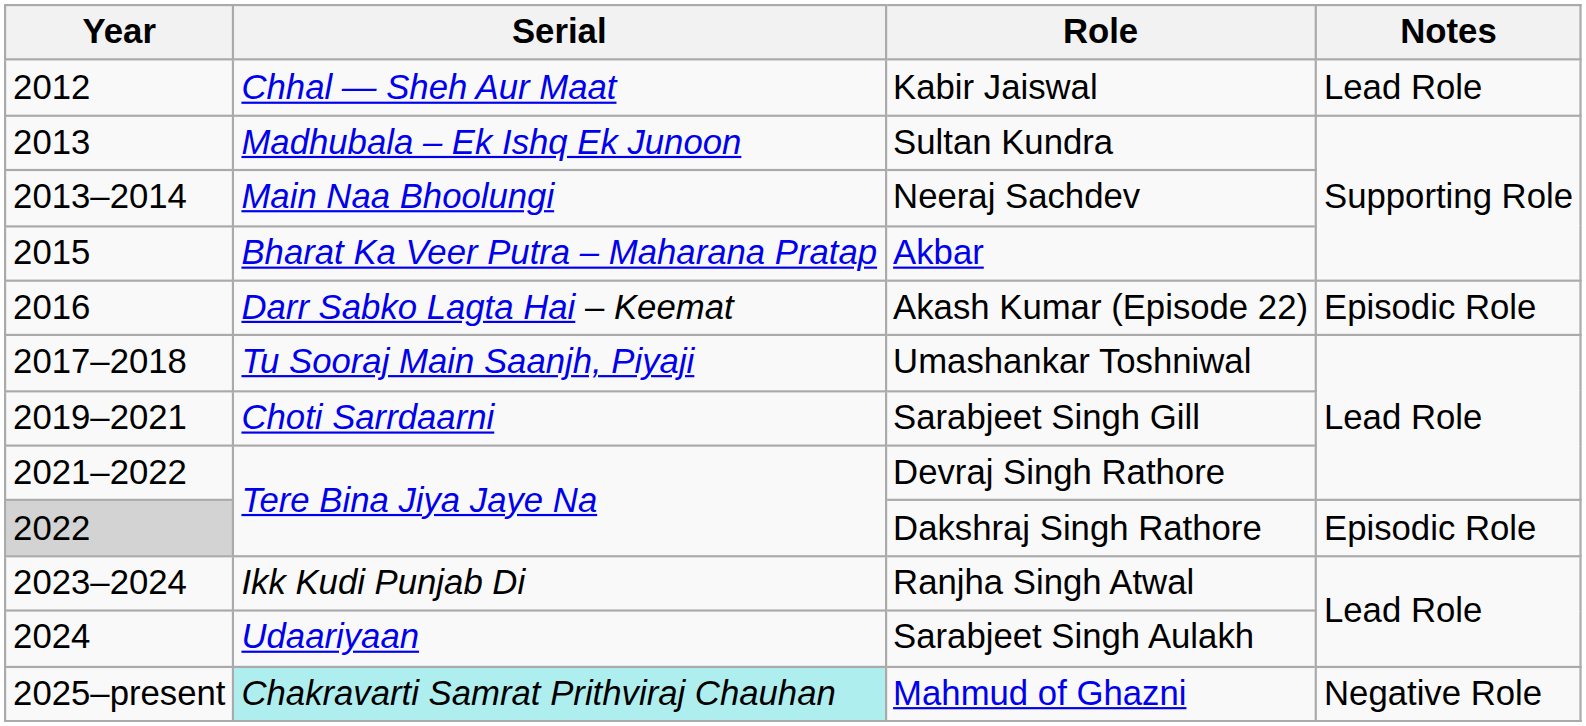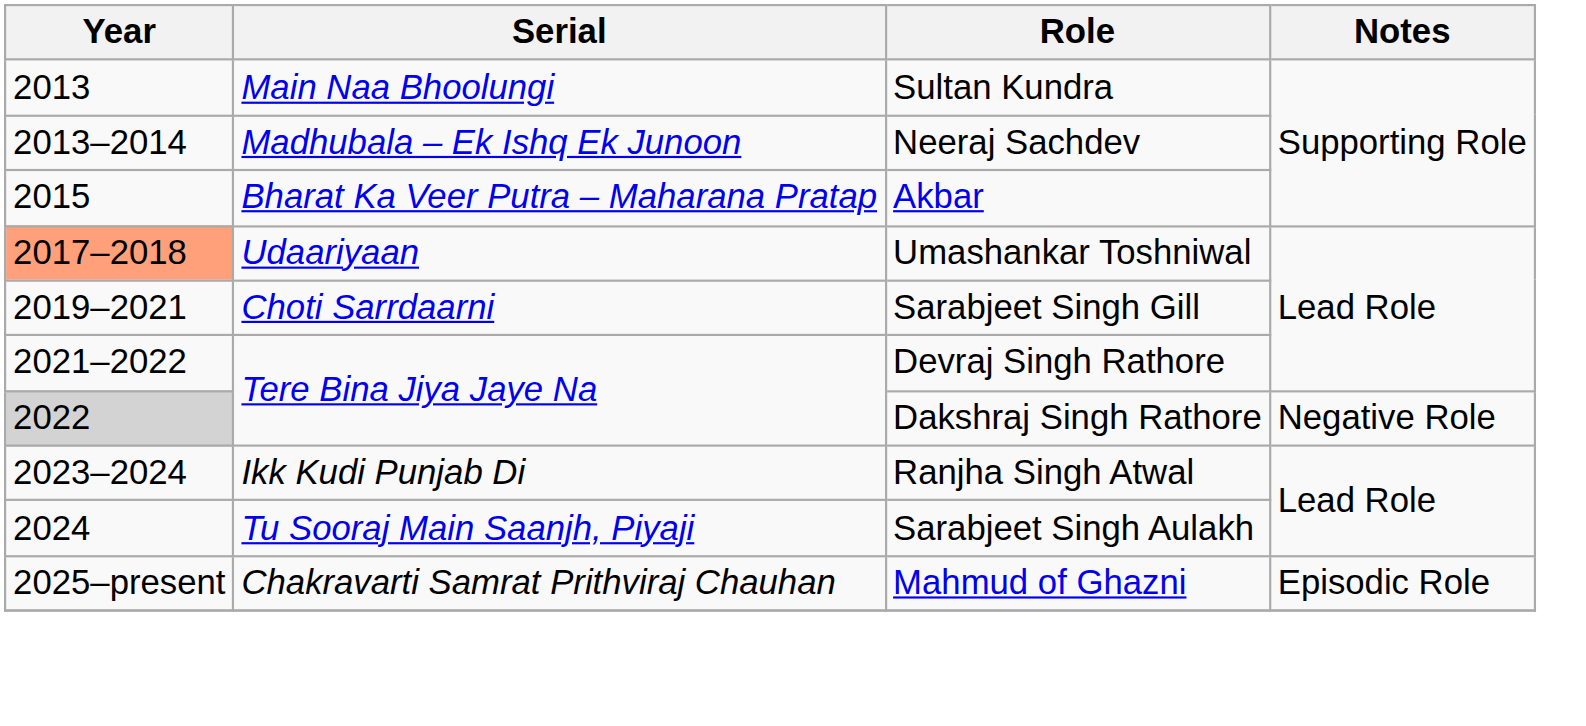- row: (995, 87)
(491, 142) Madhubala – Ek Ishq Ek Junoon -> (398, 87) Main Naa Bhoolungi
(398, 197) Main Naa Bhoolungi -> (491, 142) Madhubala – Ek Ishq Ek Junoon
- row: (1101, 307)
(100, 362) no background -> (100, 252) lightsalmon background
(468, 362) Tu Sooraj Main Saanjh, Piyaji -> (330, 252) Udaariyaan
(1430, 527) Episodic Role -> (1387, 417) Negative Role
(330, 637) Udaariyaan -> (468, 527) Tu Sooraj Main Saanjh, Piyaji
(539, 692) paleturquoise background -> (539, 582) no background
(1433, 692) Negative Role -> (1384, 582) Episodic Role
